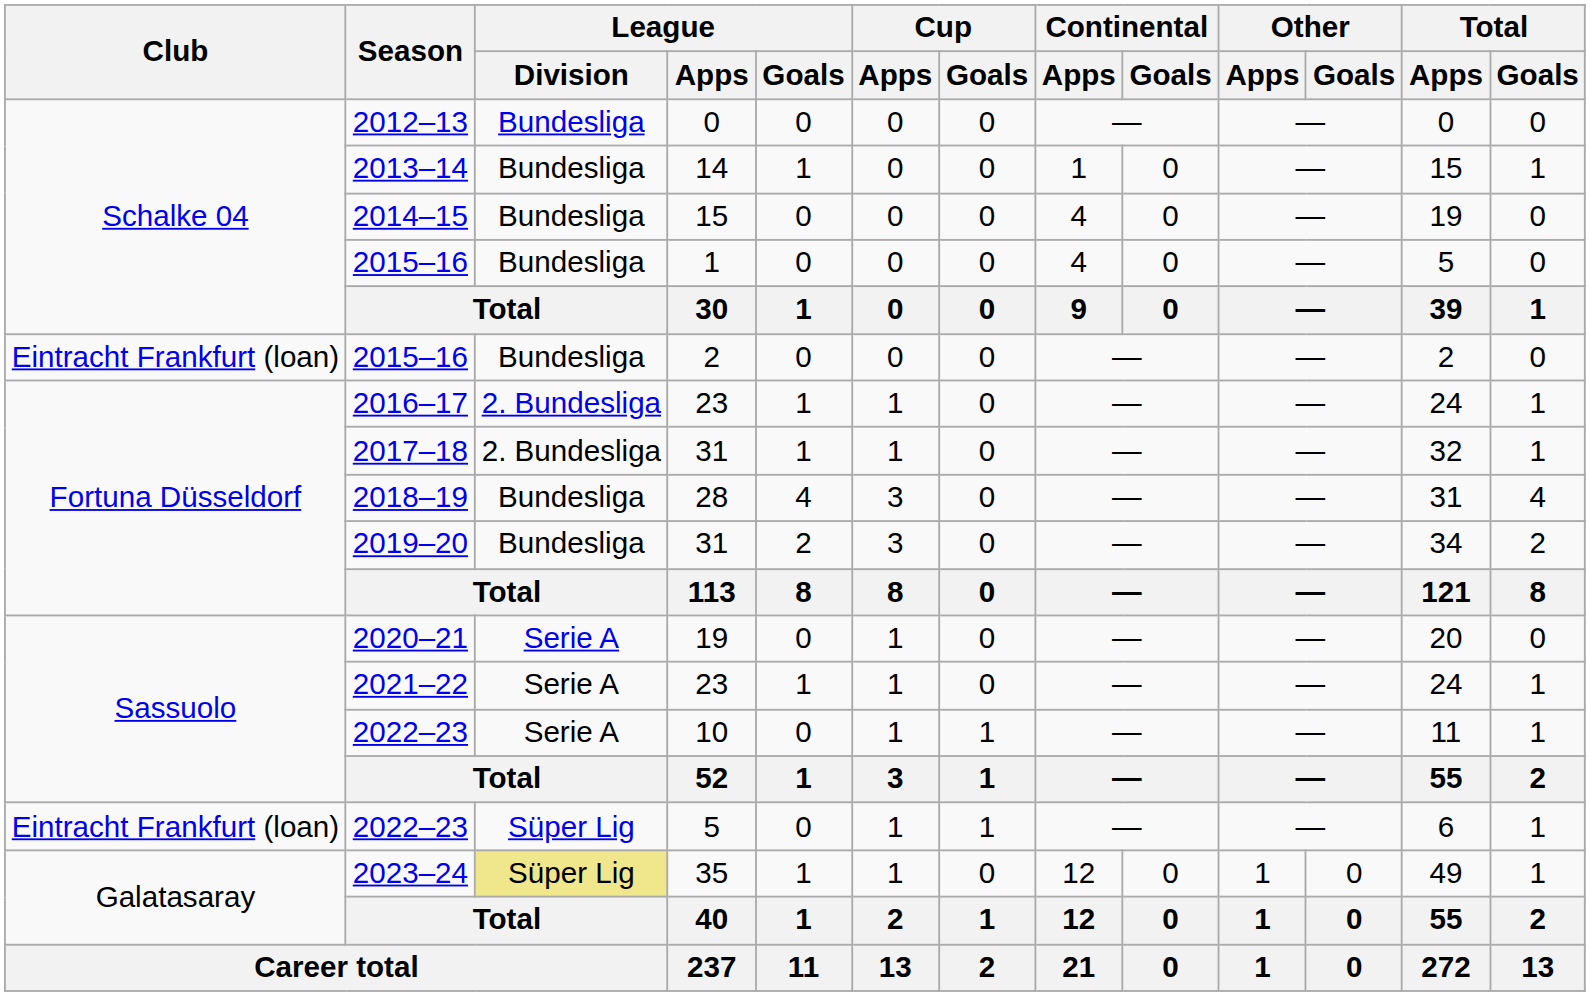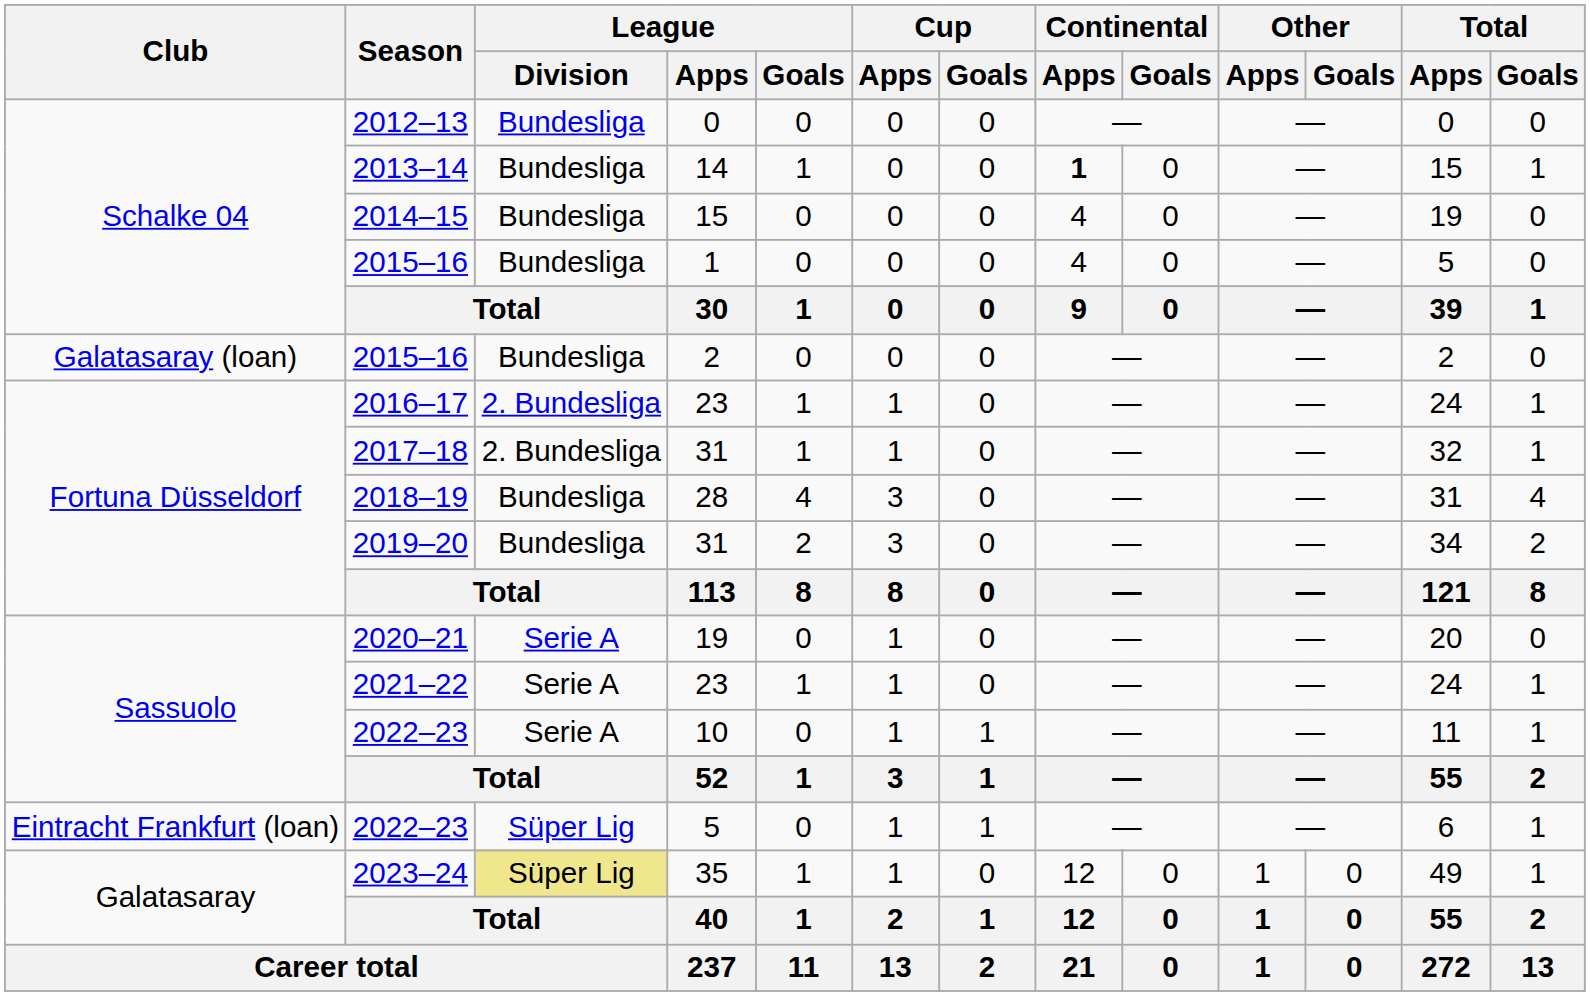(1079, 168) normal -> (1079, 168) bold
(175, 356) Eintracht Frankfurt (loan) -> (175, 356) Galatasaray (loan)
